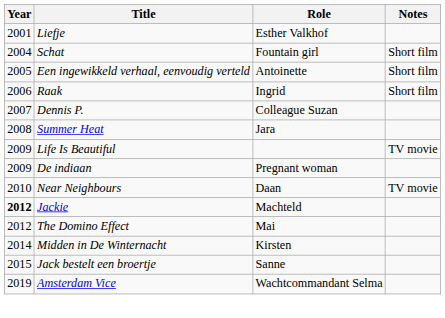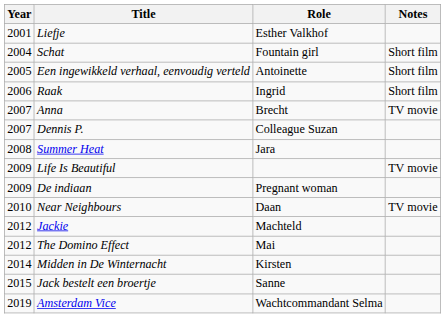+ row: (50, 110)
(19, 206) bold -> (19, 226) normal
